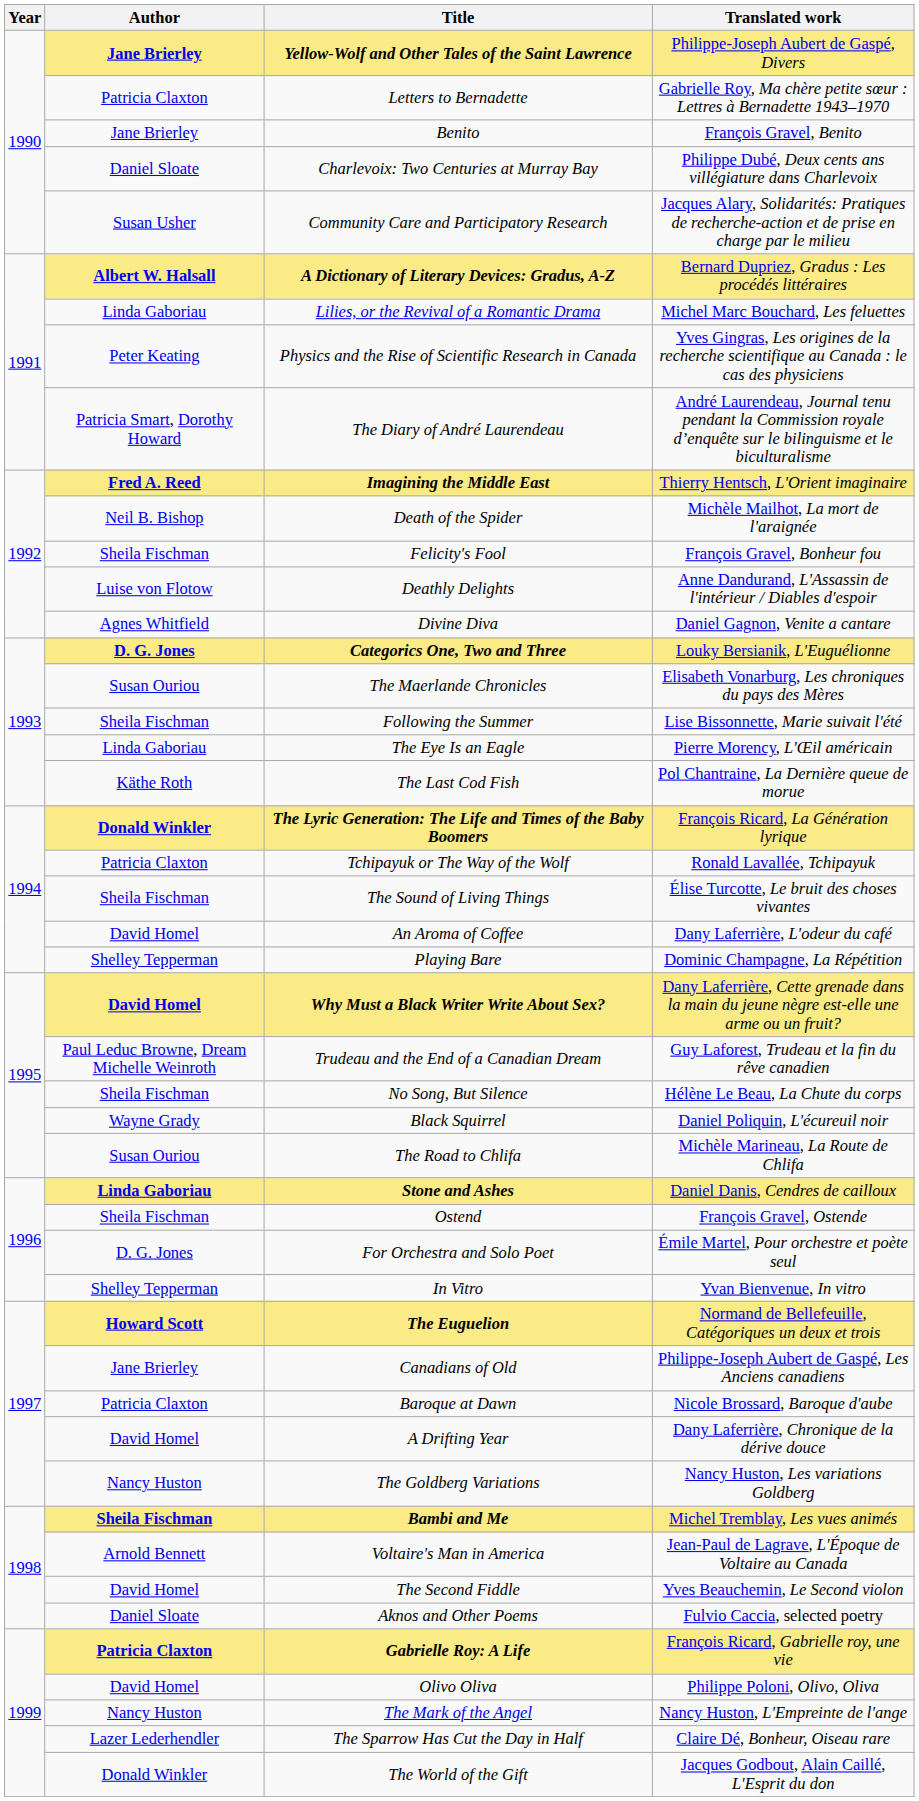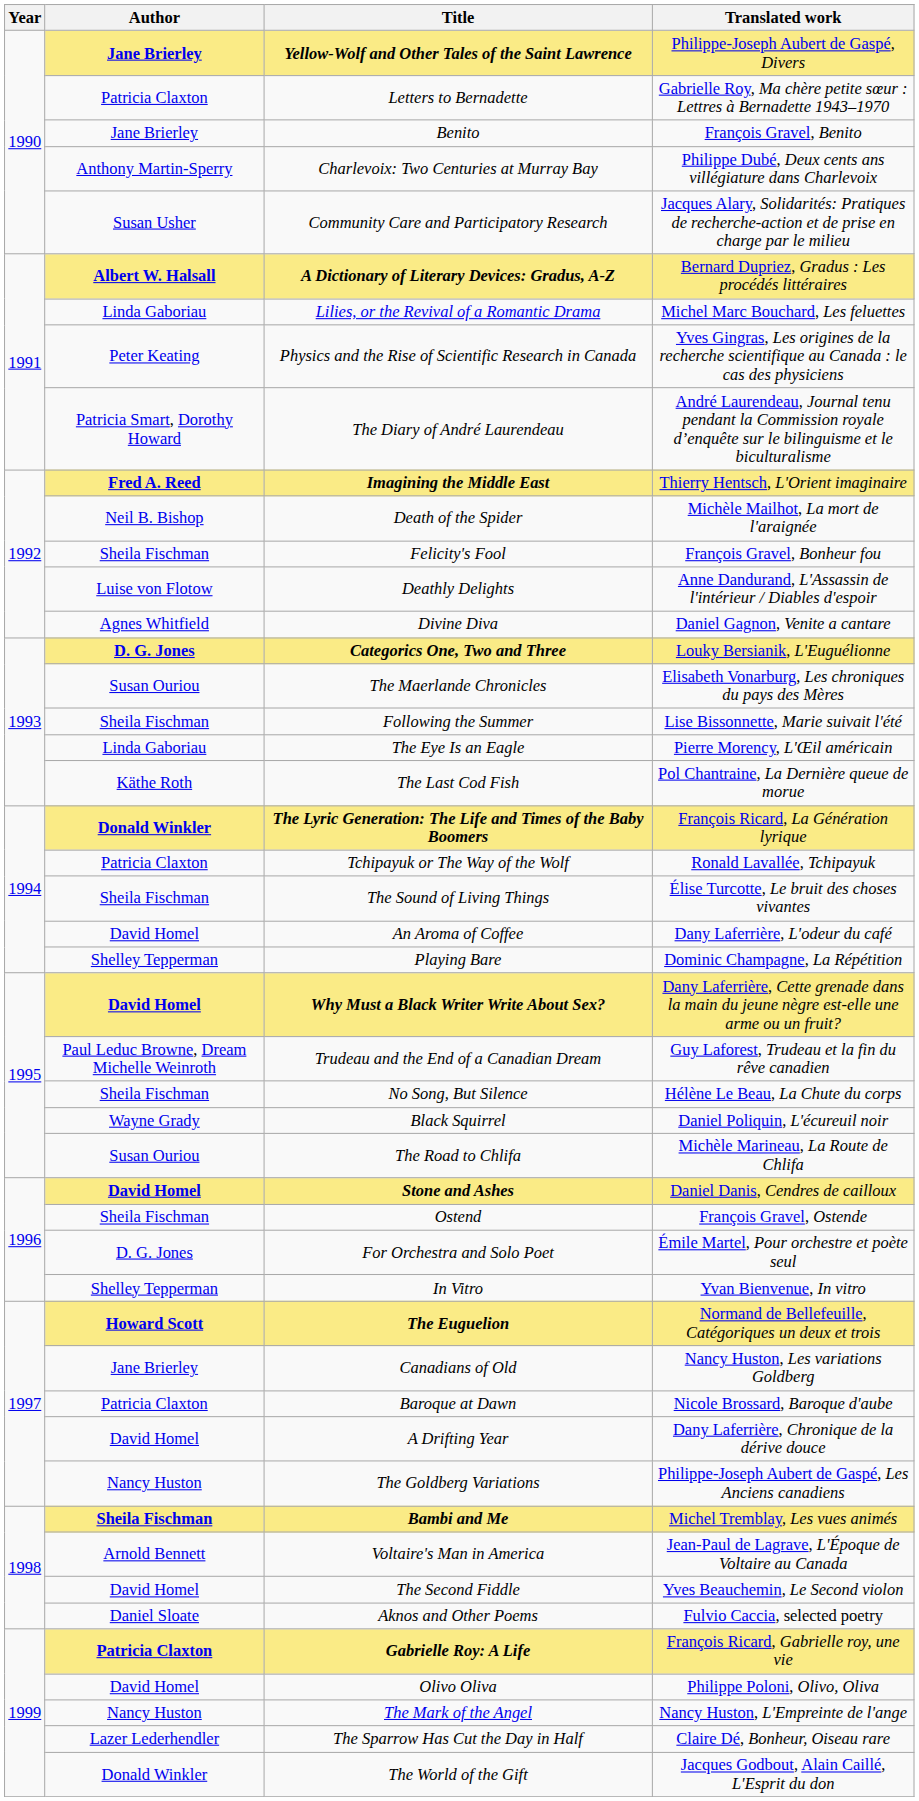(154, 168) Daniel Sloate -> (154, 168) Anthony Martin-Sperry
(154, 1190) Linda Gaboriau -> (154, 1190) David Homel
(783, 1368) Philippe-Joseph Aubert de Gaspé, Les Anciens canadiens -> (783, 1368) Nancy Huston, Les variations Goldberg
(783, 1483) Nancy Huston, Les variations Goldberg -> (783, 1483) Philippe-Joseph Aubert de Gaspé, Les Anciens canadiens
